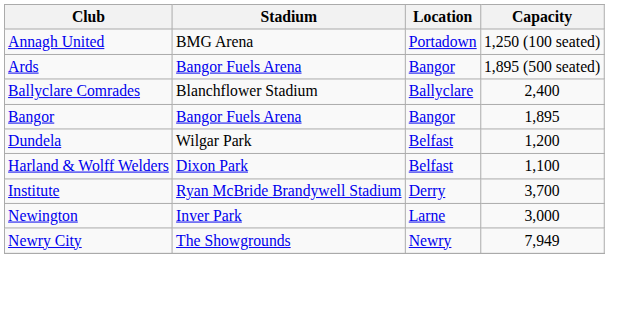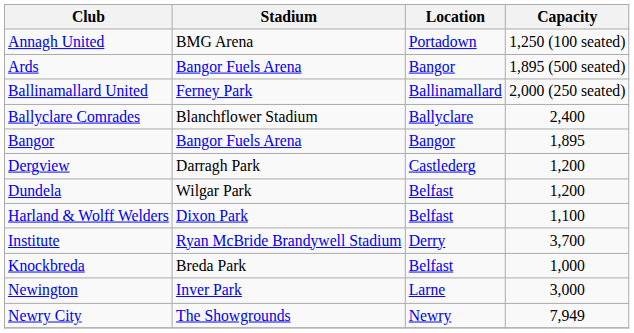+ row: (78, 91)
+ row: (39, 166)
+ row: (46, 265)
